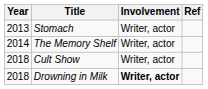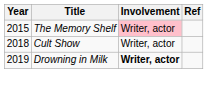- row: (54, 28)
(18, 44) 2014 -> (18, 28) 2015
(148, 44) no background -> (148, 28) pink background
(18, 76) 2018 -> (18, 60) 2019
